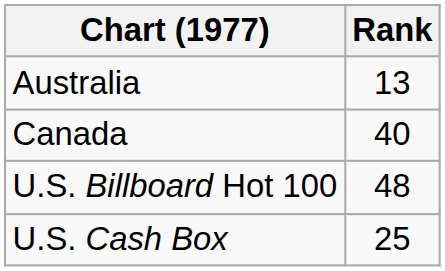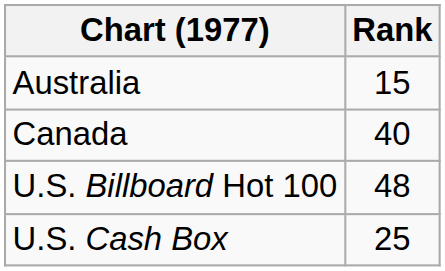(392, 82) 13 -> (392, 82) 15
